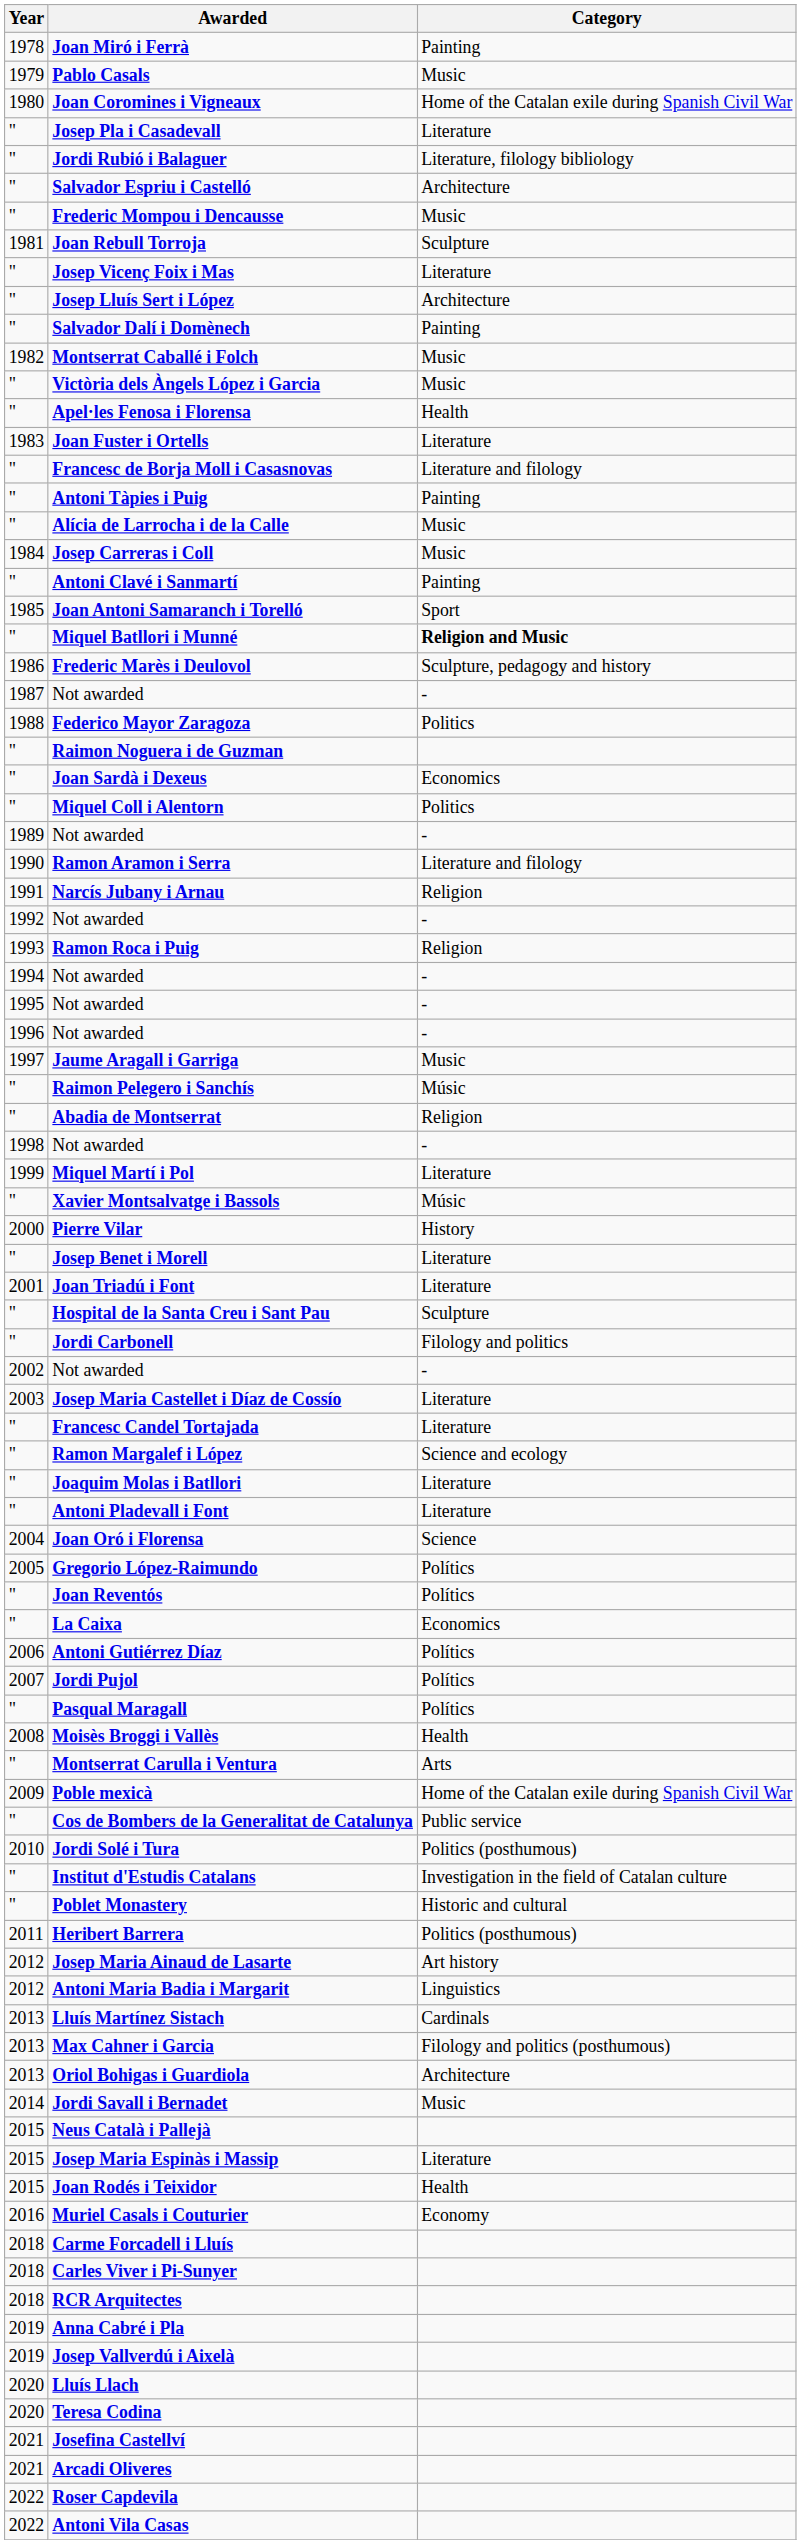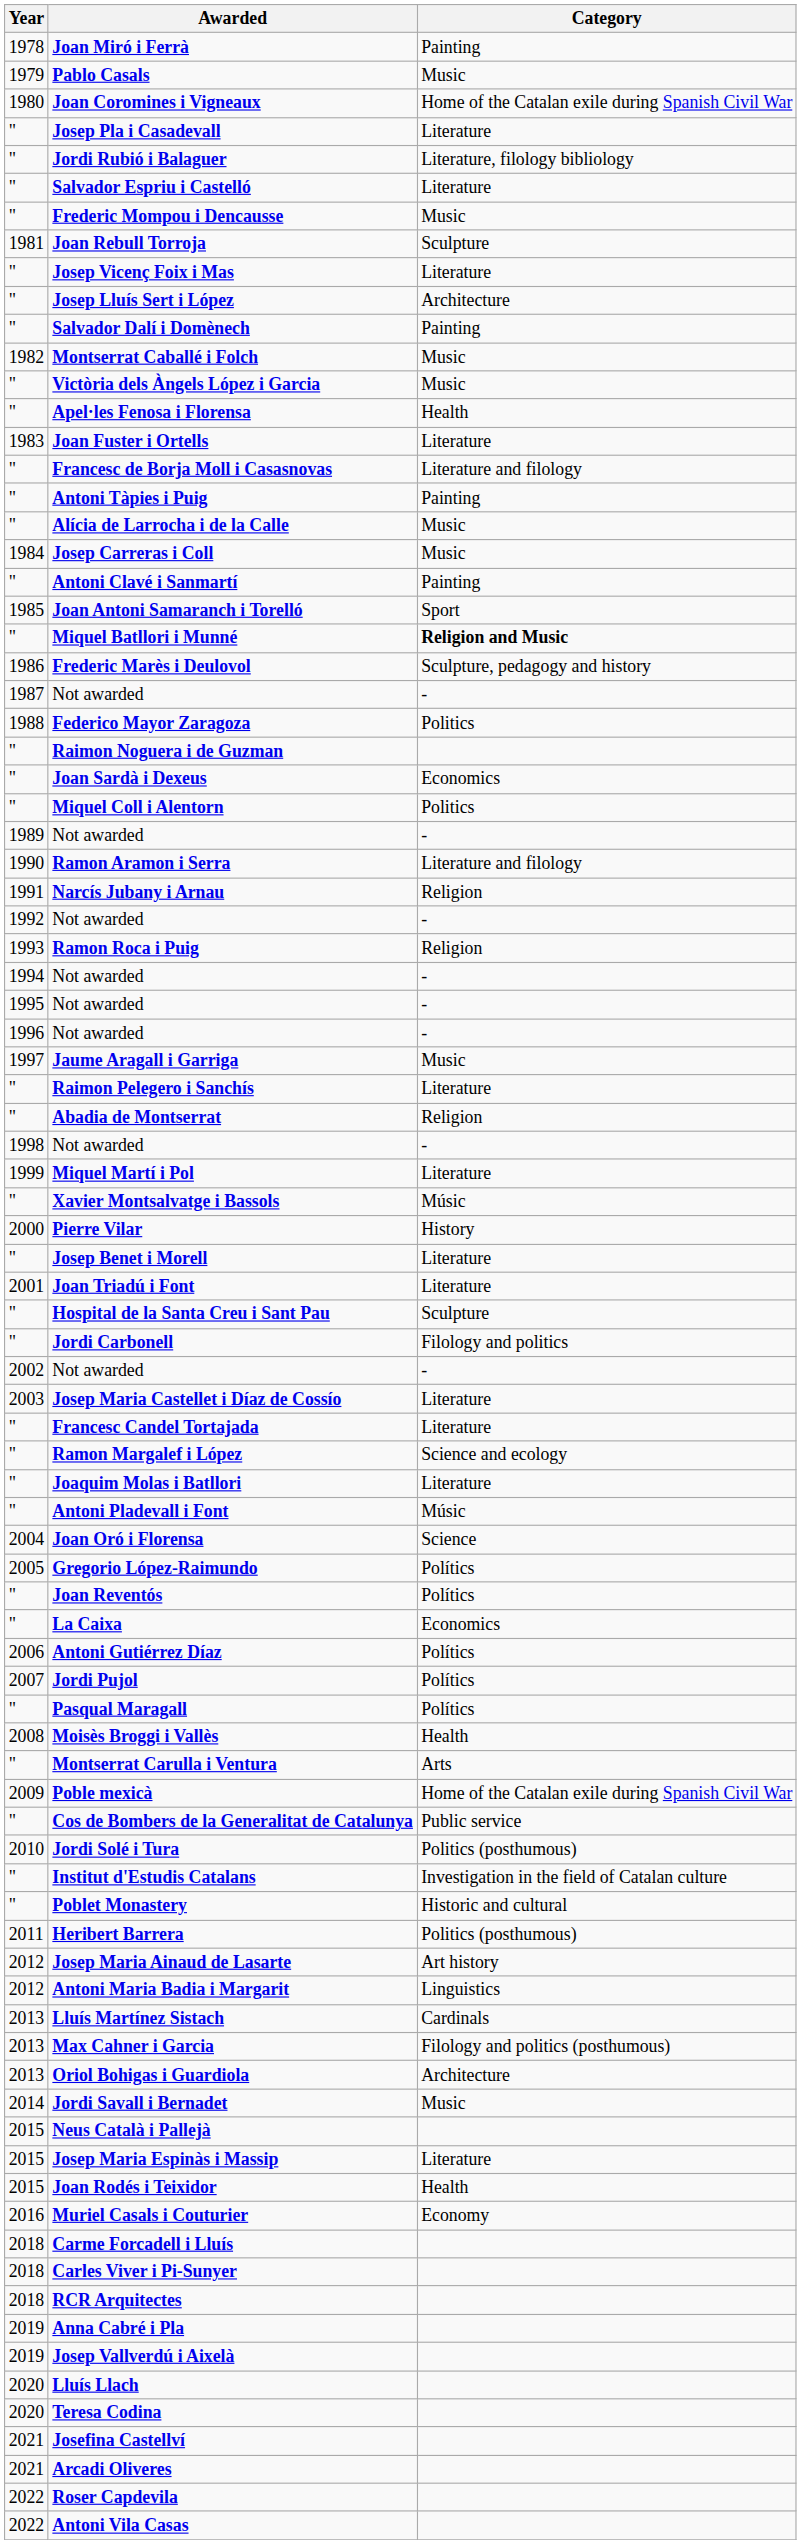(466, 187) Architecture -> (456, 187) Literature
(443, 1088) Músic -> (456, 1088) Literature
(456, 1511) Literature -> (443, 1511) Músic
